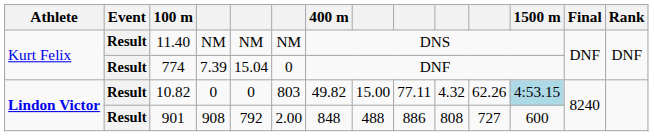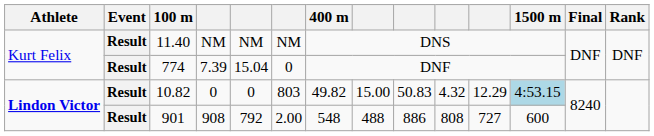(414, 93) 77.11 -> (414, 93) 50.83
(489, 93) 62.26 -> (490, 93) 12.29
(329, 118) 848 -> (329, 118) 548
